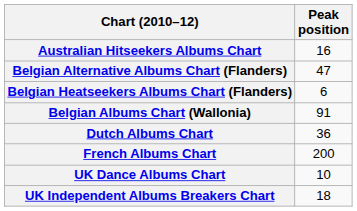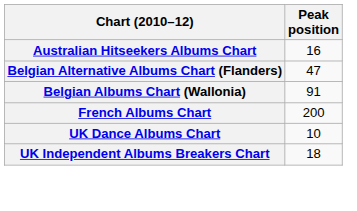- row: (150, 92)
- row: (150, 133)
